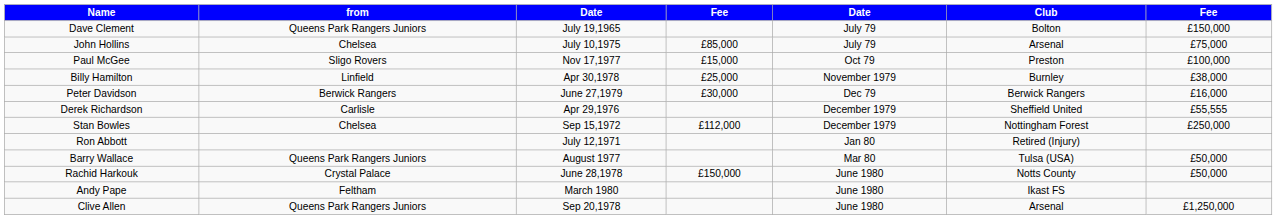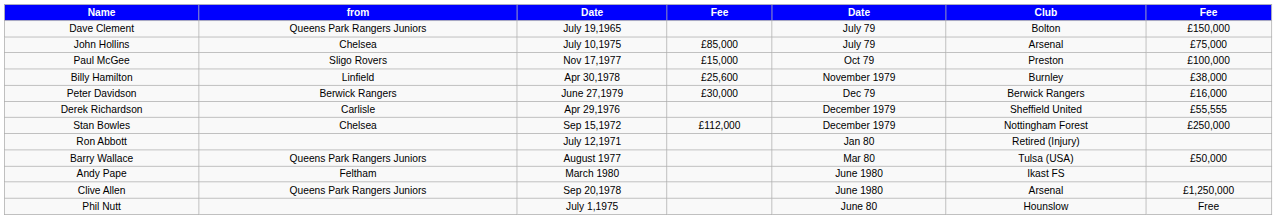(719, 77) £25,000 -> (720, 77) £25,600
- row: (101, 174)
+ row: (102, 207)
